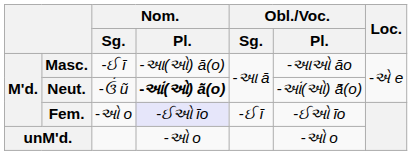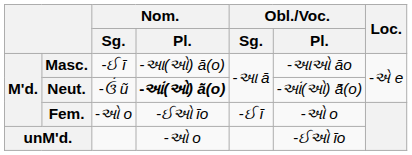(182, 114) lavender background -> (182, 114) no background
(319, 114) -ઈઓ īo -> (319, 114) -ઓ o
(319, 138) -ઓ o -> (319, 138) -ઈઓ īo
